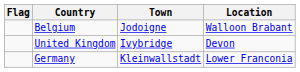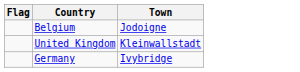- column: (249, 12)
(146, 44) Ivybridge -> (161, 44) Kleinwallstadt
(161, 59) Kleinwallstadt -> (146, 59) Ivybridge
